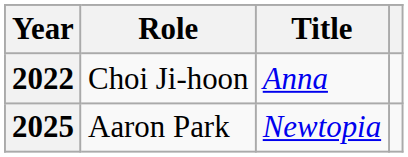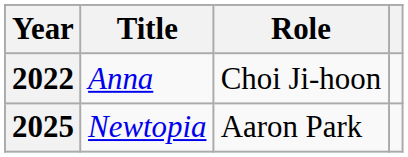columns swapped: (322, 28) <-> (168, 28)
